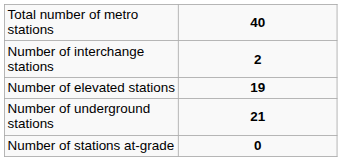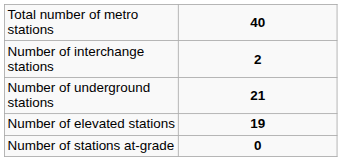rows swapped: (91, 88) <-> (79, 116)
